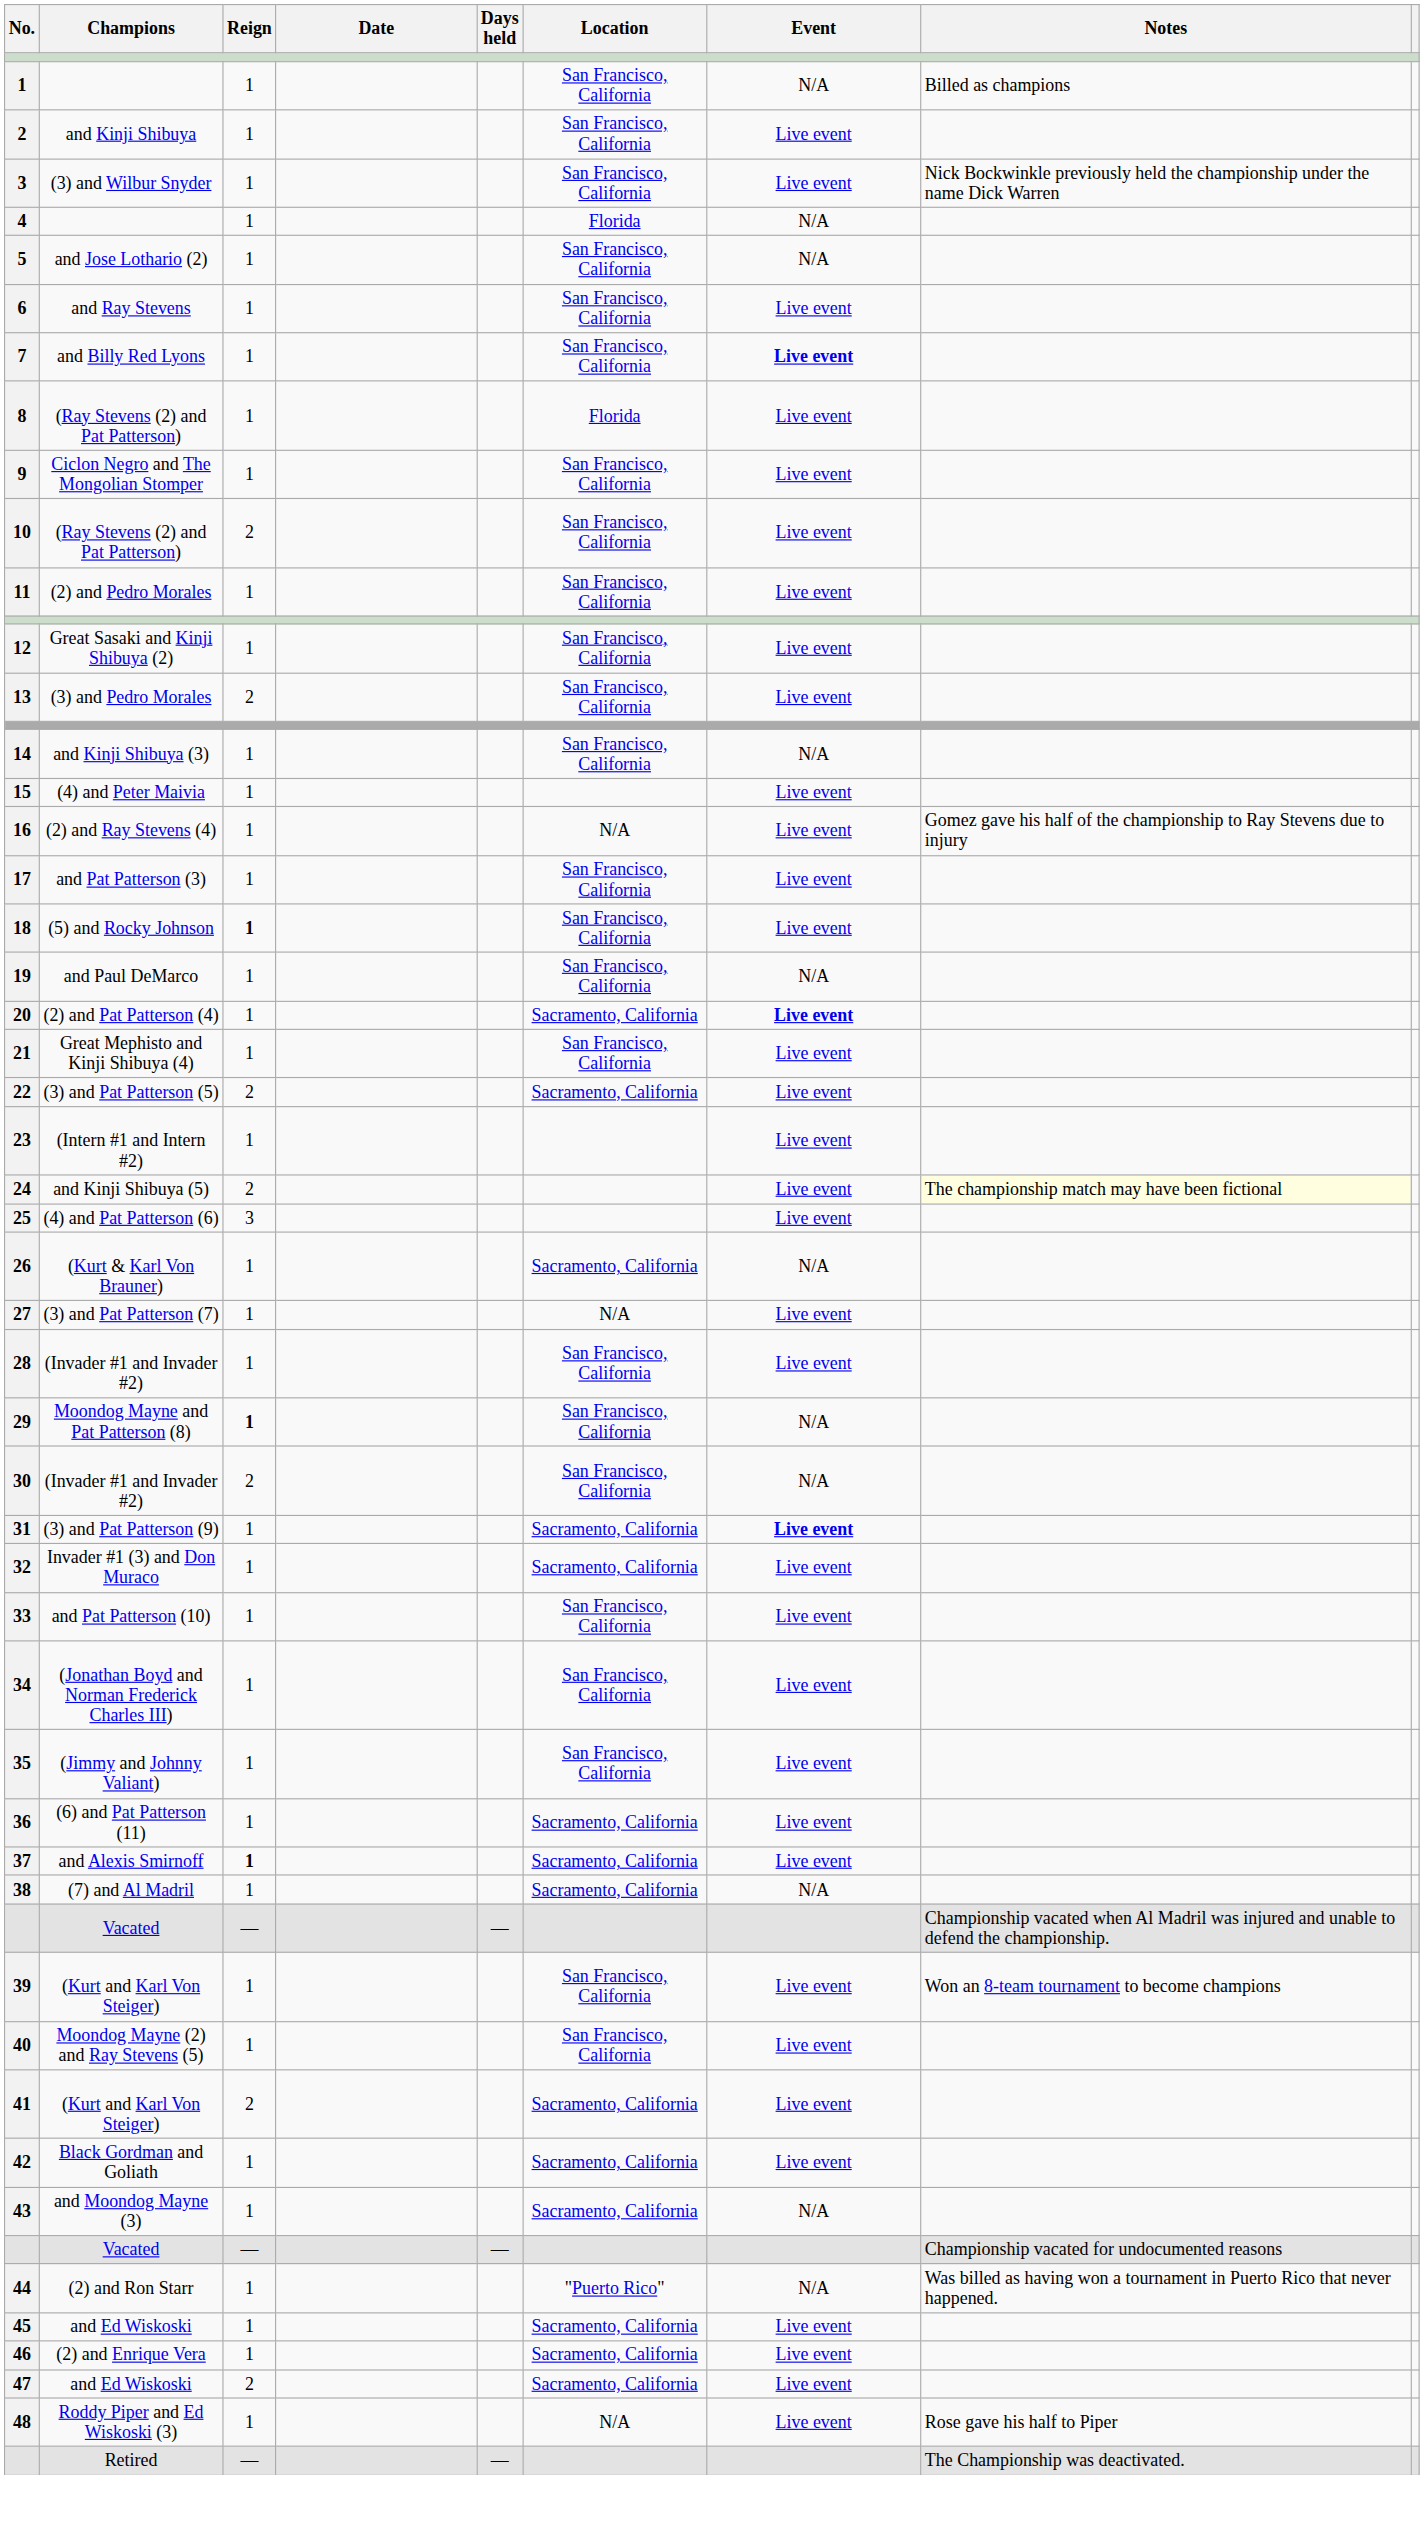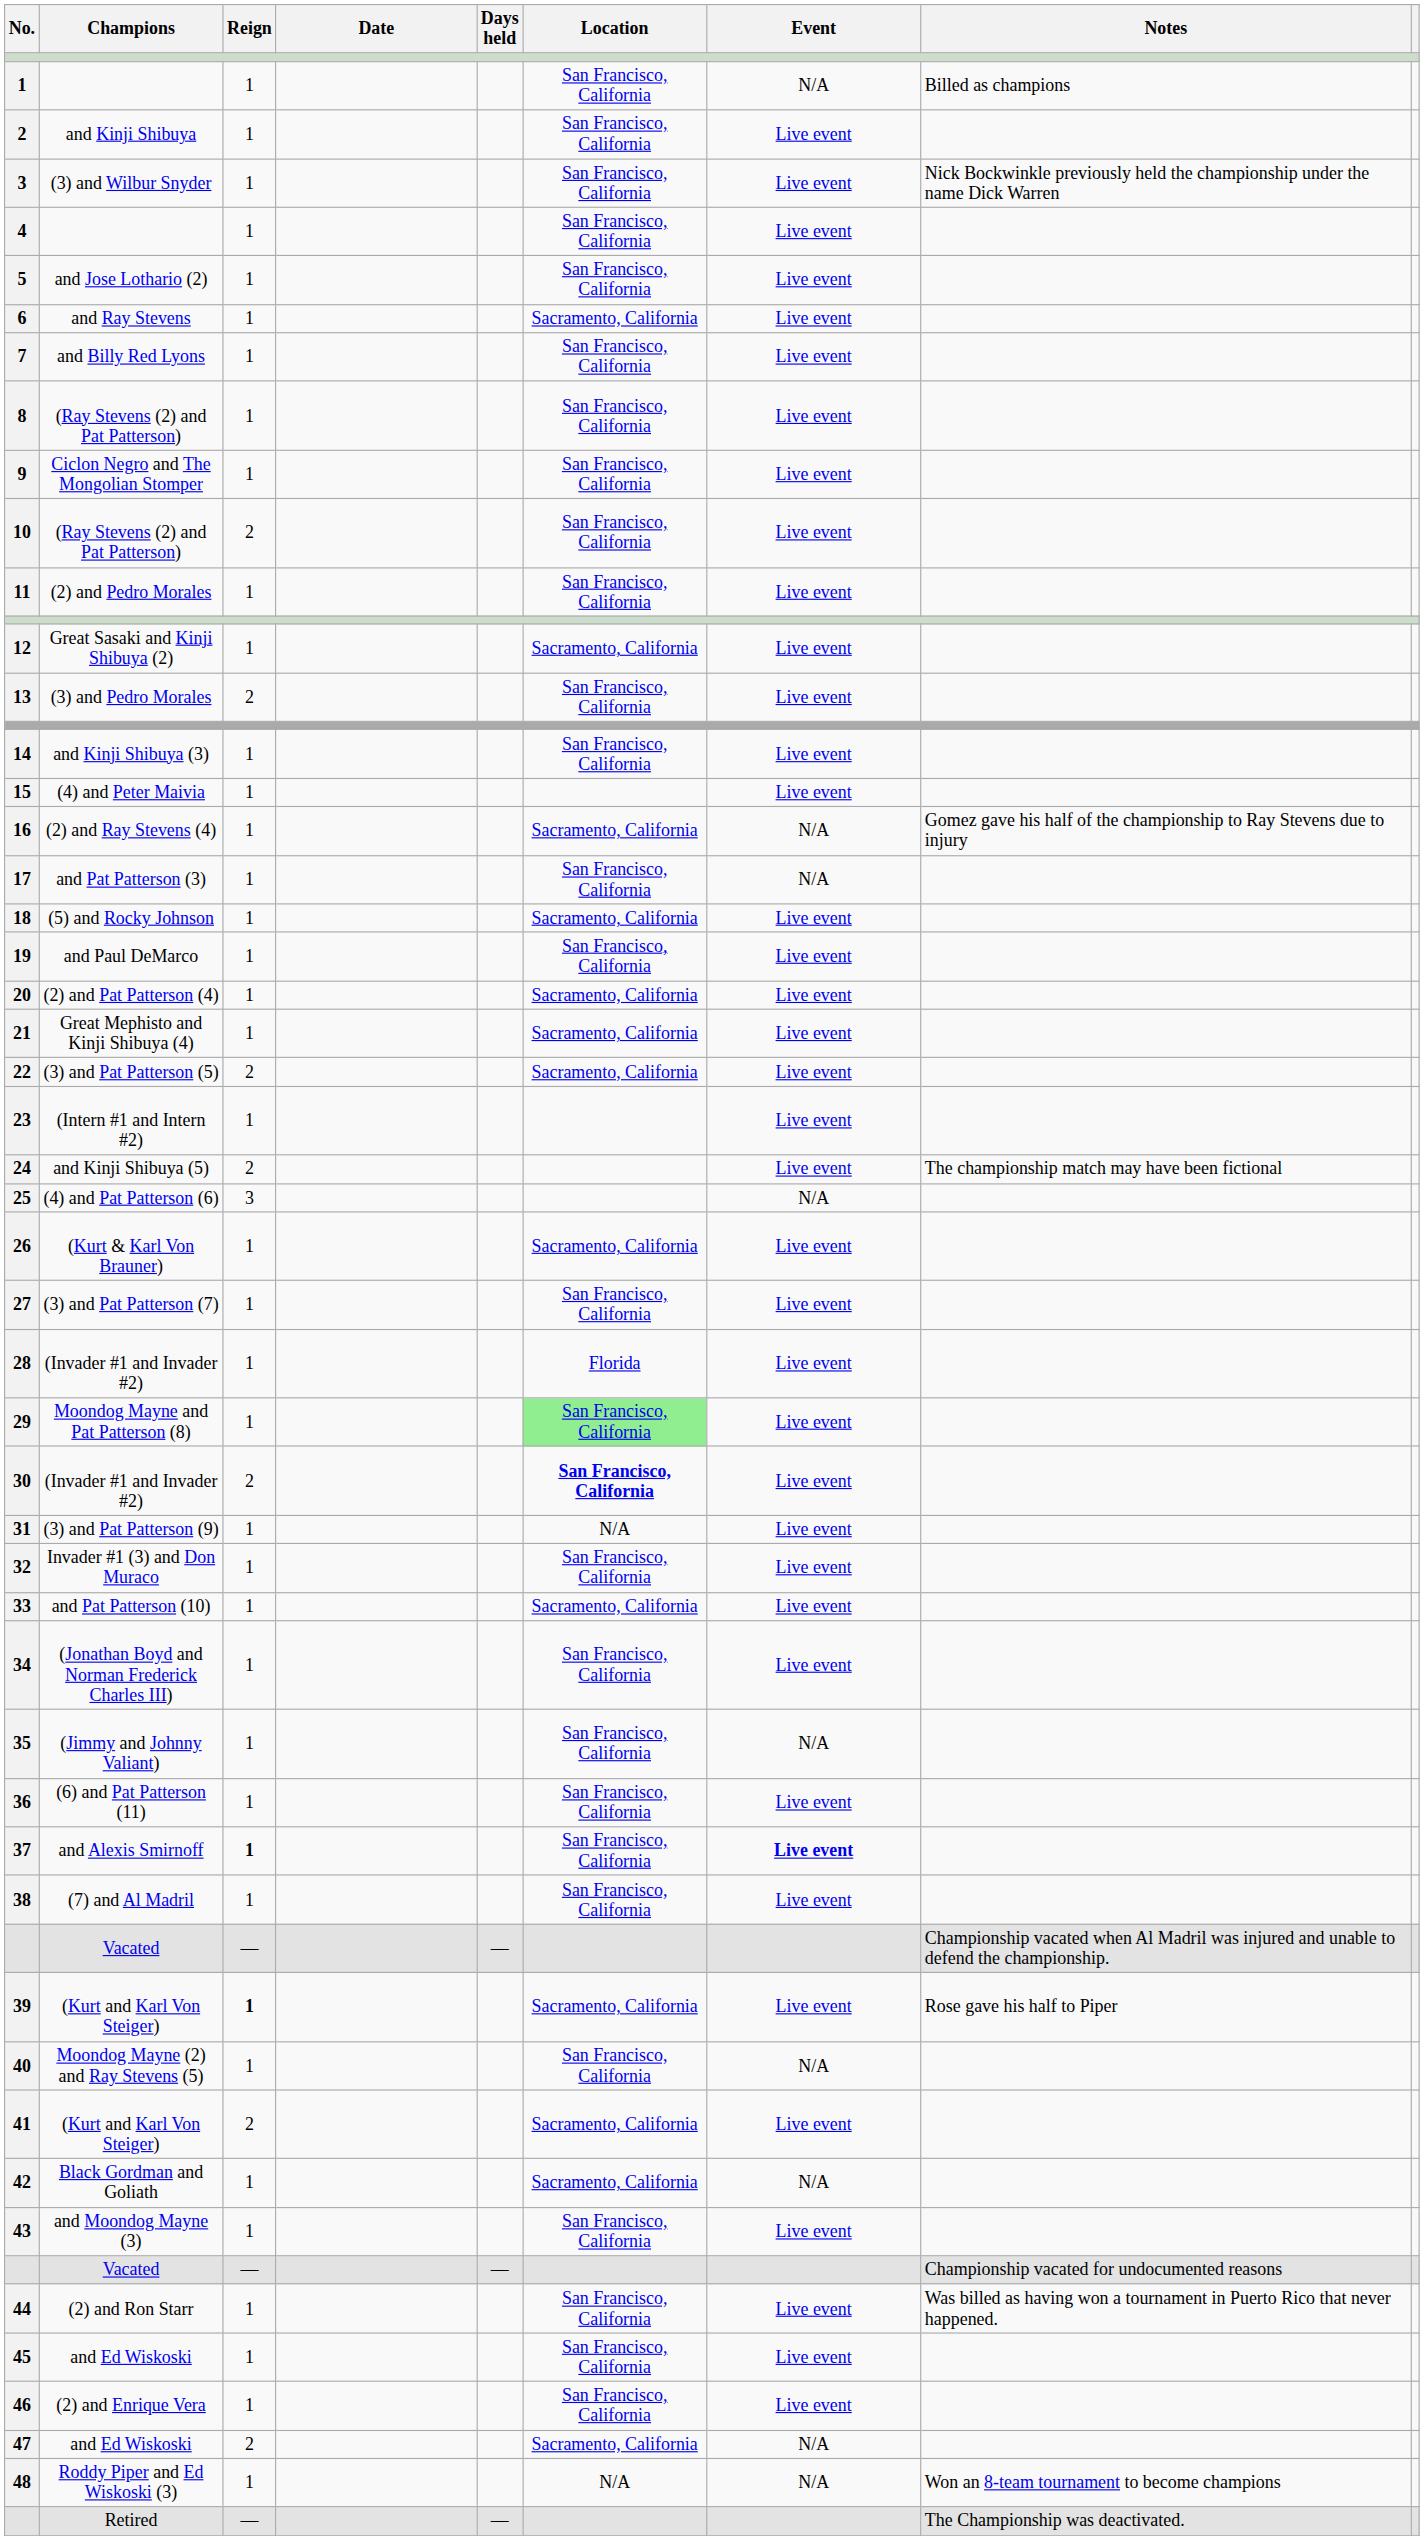(615, 221) Florida -> (615, 231) San Francisco, California
(814, 221) N/A -> (814, 231) Live event
(814, 259) N/A -> (814, 279) Live event
(615, 308) San Francisco, California -> (615, 318) Sacramento, California
(814, 356) bold -> (814, 356) normal
(615, 415) Florida -> (615, 415) San Francisco, California
(615, 648) San Francisco, California -> (615, 648) Sacramento, California
(814, 753) N/A -> (814, 753) Live event
(615, 830) N/A -> (615, 830) Sacramento, California
(814, 830) Live event -> (814, 830) N/A
(814, 879) Live event -> (814, 879) N/A
(249, 928) bold -> (249, 917) normal
(615, 928) San Francisco, California -> (615, 917) Sacramento, California
(814, 976) N/A -> (814, 956) Live event
(814, 1015) bold -> (814, 994) normal
(615, 1053) San Francisco, California -> (615, 1033) Sacramento, California
(1103, 1189) lightyellow background -> (1103, 1169) no background
(814, 1217) Live event -> (814, 1197) N/A
(814, 1266) N/A -> (814, 1246) Live event
(615, 1314) N/A -> (615, 1304) San Francisco, California
(615, 1363) San Francisco, California -> (615, 1363) Florida
(249, 1422) bold -> (249, 1422) normal
(615, 1422) no background -> (615, 1422) lightgreen background
(814, 1422) N/A -> (814, 1422) Live event
(615, 1480) normal -> (615, 1480) bold
(814, 1480) N/A -> (814, 1480) Live event
(615, 1529) Sacramento, California -> (615, 1529) N/A
(814, 1529) bold -> (814, 1529) normal
(615, 1567) Sacramento, California -> (615, 1567) San Francisco, California
(615, 1616) San Francisco, California -> (615, 1606) Sacramento, California
(814, 1763) Live event -> (814, 1743) N/A
(615, 1822) Sacramento, California -> (615, 1802) San Francisco, California
(615, 1861) Sacramento, California -> (615, 1851) San Francisco, California
(814, 1861) normal -> (814, 1851) bold
(615, 1889) Sacramento, California -> (615, 1899) San Francisco, California
(814, 1889) N/A -> (814, 1899) Live event
(249, 1986) normal -> (249, 2006) bold
(615, 1986) San Francisco, California -> (615, 2006) Sacramento, California
(1103, 1986) Won an 8-team tournament to become champions -> (1021, 2006) Rose gave his half to Piper
(814, 2045) Live event -> (814, 2065) N/A
(814, 2162) Live event -> (814, 2182) N/A
(615, 2211) Sacramento, California -> (615, 2231) San Francisco, California
(814, 2211) N/A -> (814, 2231) Live event
(615, 2288) "Puerto Rico" -> (615, 2308) San Francisco, California
(814, 2288) N/A -> (814, 2308) Live event
(615, 2326) Sacramento, California -> (615, 2356) San Francisco, California
(615, 2355) Sacramento, California -> (615, 2405) San Francisco, California
(814, 2383) Live event -> (814, 2444) N/A
(814, 2422) Live event -> (814, 2482) N/A
(1021, 2422) Rose gave his half to Piper -> (1103, 2482) Won an 8-team tournament to become champions
